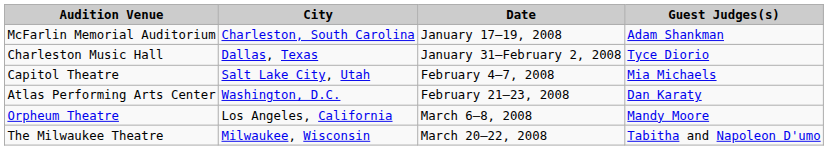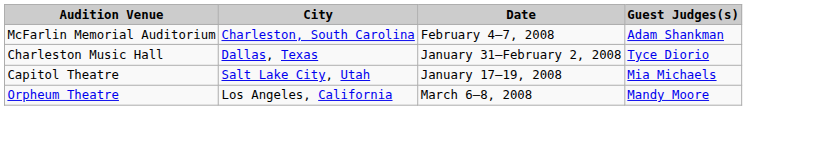(491, 35) January 17–19, 2008 -> (488, 35) February 4–7, 2008
(488, 75) February 4–7, 2008 -> (491, 75) January 17–19, 2008
- row: (112, 95)
- row: (85, 135)
